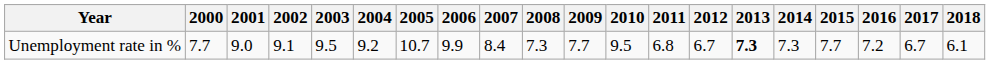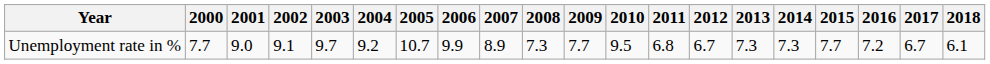(326, 45) 9.5 -> (326, 45) 9.7
(495, 45) 8.4 -> (495, 45) 8.9
(746, 45) bold -> (746, 45) normal
